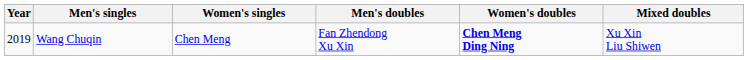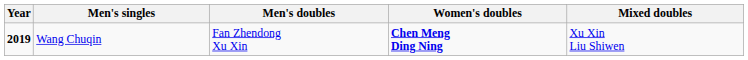- column: (244, 13)
(19, 39) normal -> (19, 39) bold
